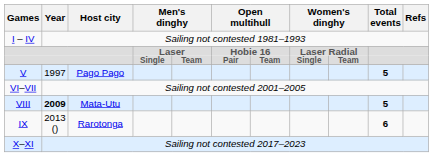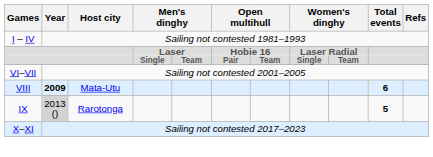- row: (23, 73)
(385, 103) 5 -> (385, 88) 6
(55, 124) no background -> (55, 109) lightgrey background
(385, 124) 6 -> (385, 109) 5
